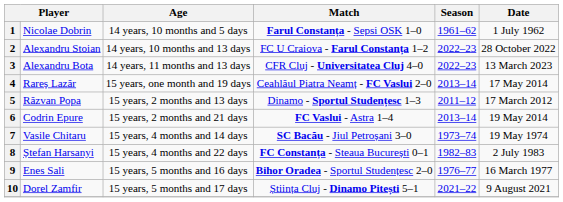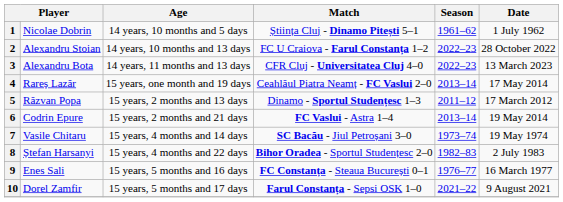(344, 30) Farul Constanța - Sepsi OSK 1–0 -> (344, 30) Știința Cluj - Dinamo Pitești 5–1
(344, 153) FC Constanța - Steaua București 0–1 -> (344, 153) Bihor Oradea - Sportul Studențesc 2–0
(344, 170) Bihor Oradea - Sportul Studențesc 2–0 -> (344, 170) FC Constanța - Steaua București 0–1
(344, 188) Știința Cluj - Dinamo Pitești 5–1 -> (344, 188) Farul Constanța - Sepsi OSK 1–0
